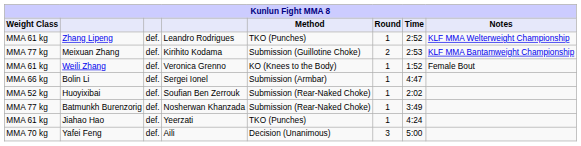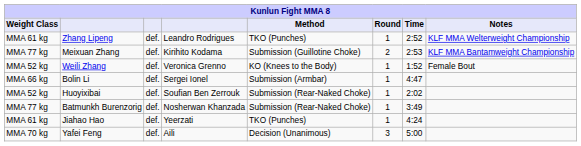(27, 66) MMA 61 kg -> (27, 66) MMA 52 kg
